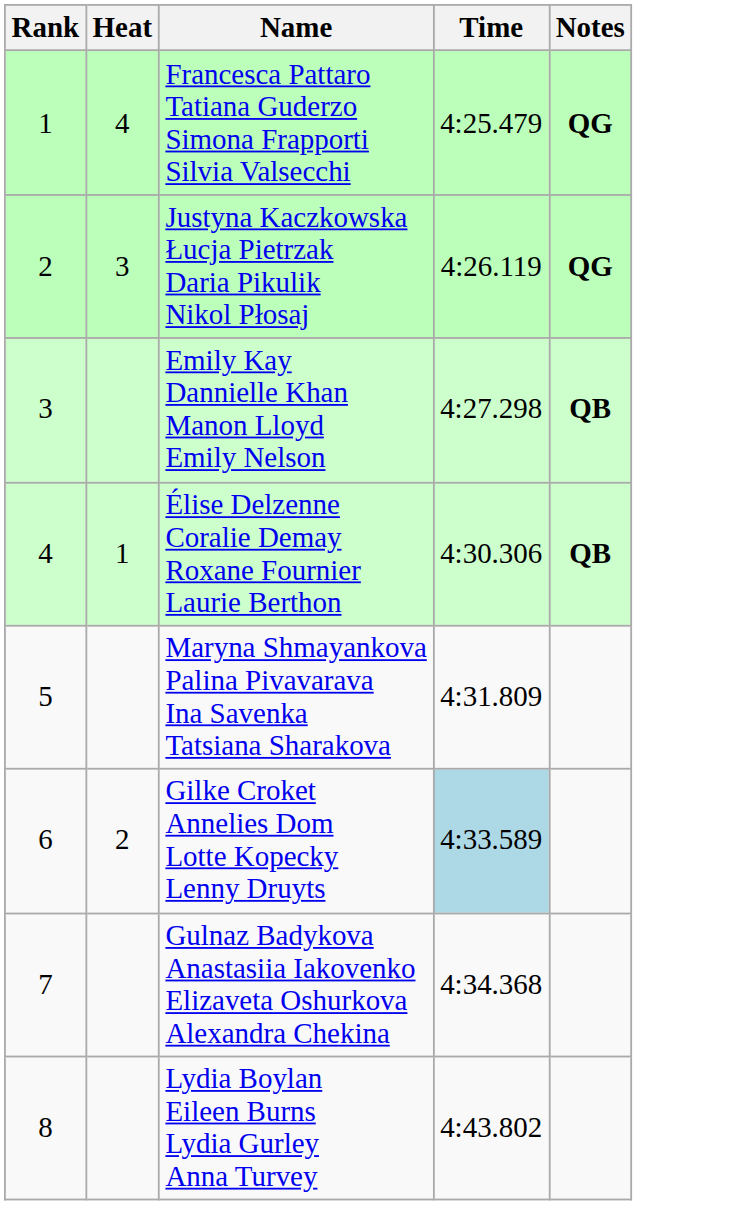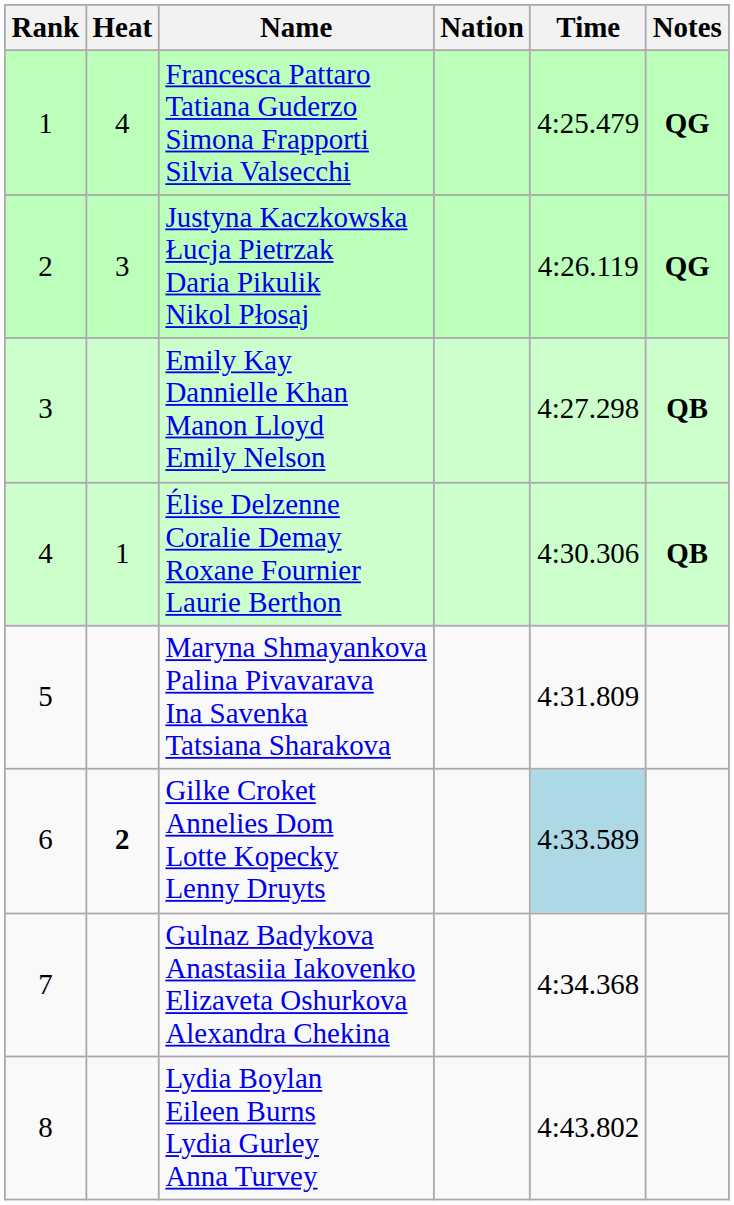+ column: (482, 27)
(122, 840) normal -> (122, 840) bold
